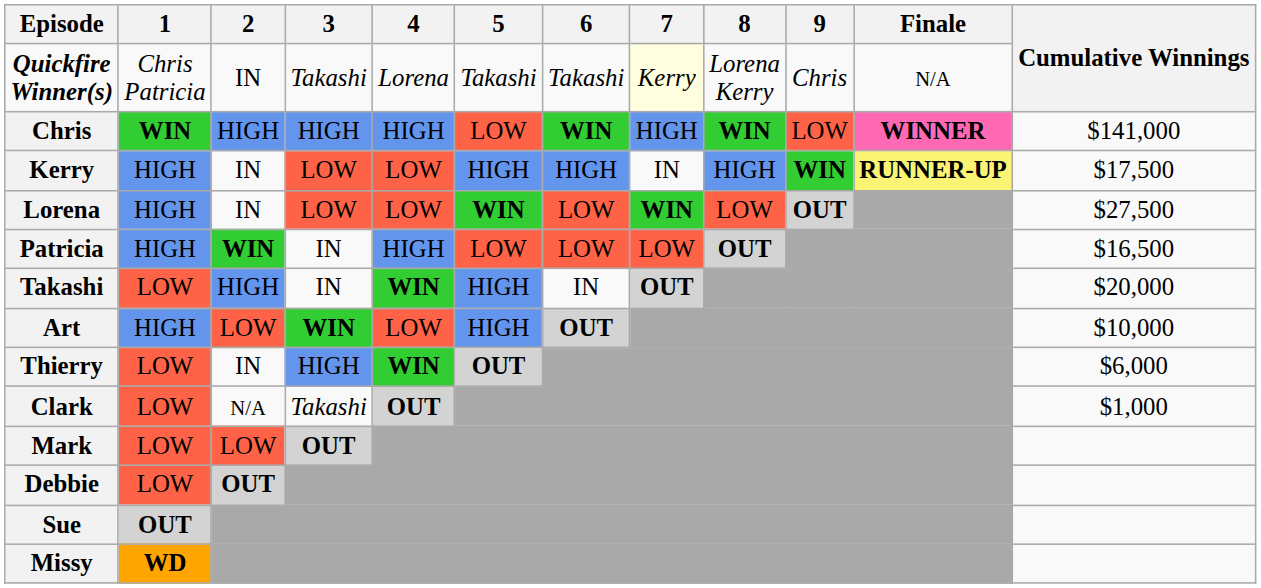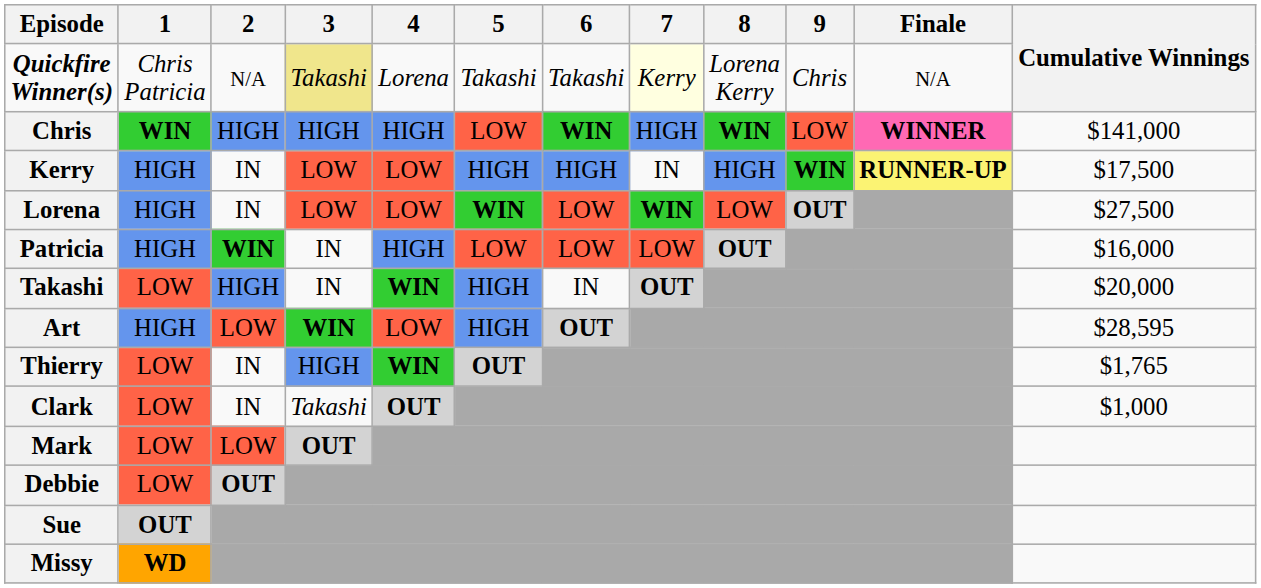(248, 77) IN -> (248, 77) N/A
(329, 77) no background -> (329, 77) khaki background
(1134, 248) $16,500 -> (1134, 248) $16,000
(1134, 327) $10,000 -> (1134, 327) $28,595
(1134, 366) $6,000 -> (1134, 366) $1,765
(248, 406) N/A -> (248, 406) IN
